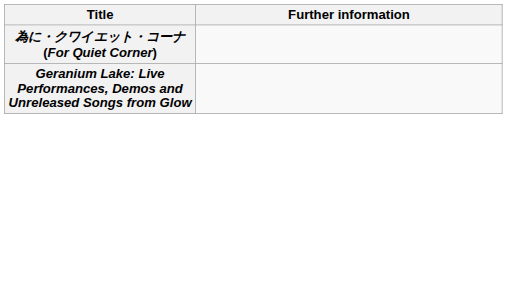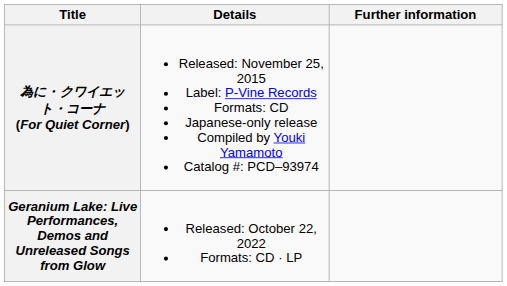+ column: (235, 14)
